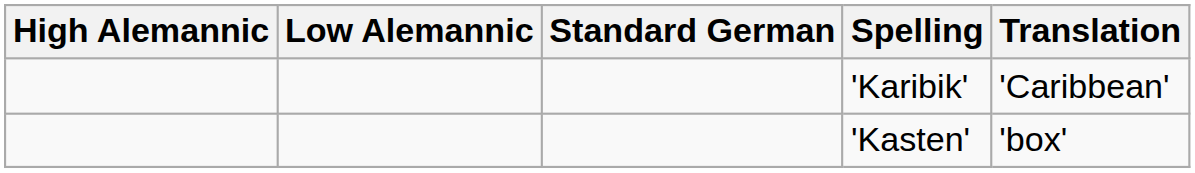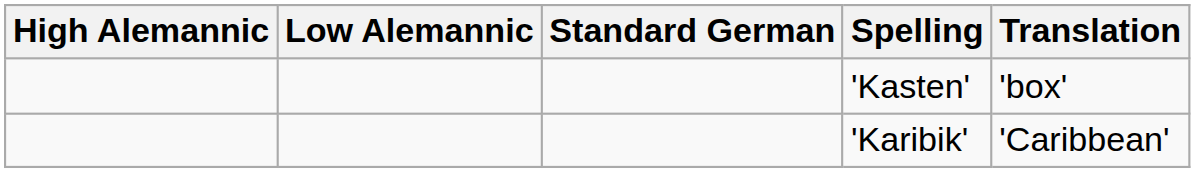rows swapped: (911, 139) <-> (910, 85)
